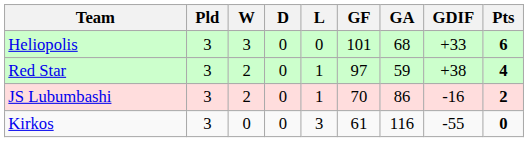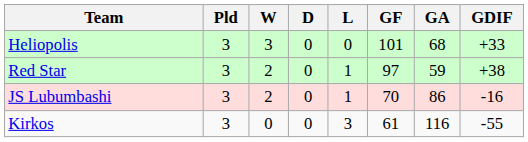- column: (503, 17)
